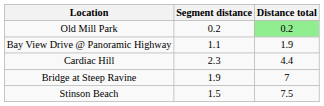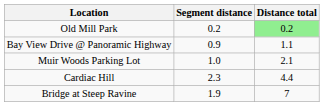(214, 45) 1.1 -> (214, 45) 0.9
(287, 45) 1.9 -> (287, 45) 1.1
+ row: (89, 61)
- row: (89, 93)
